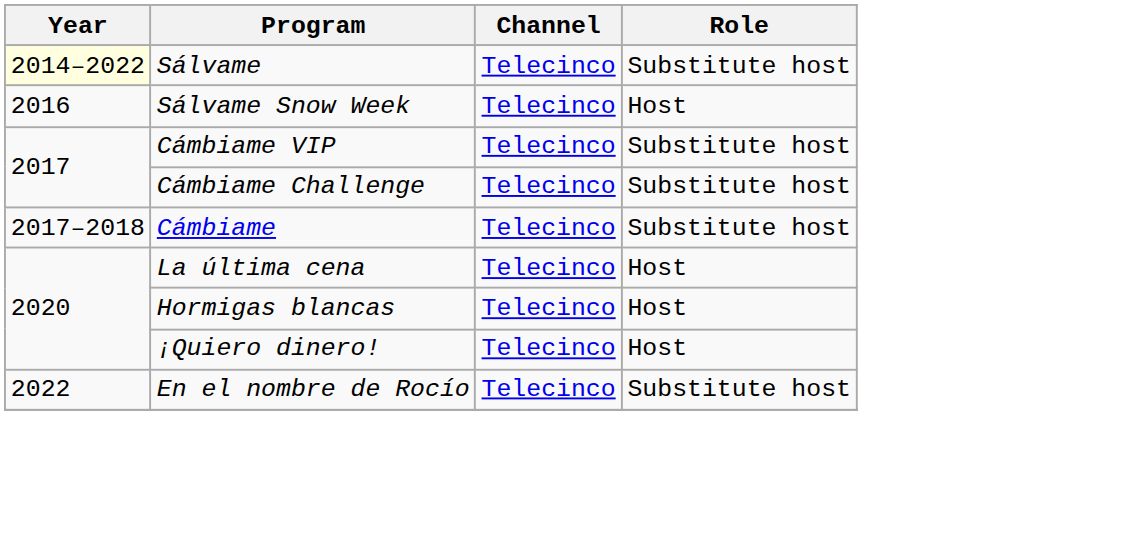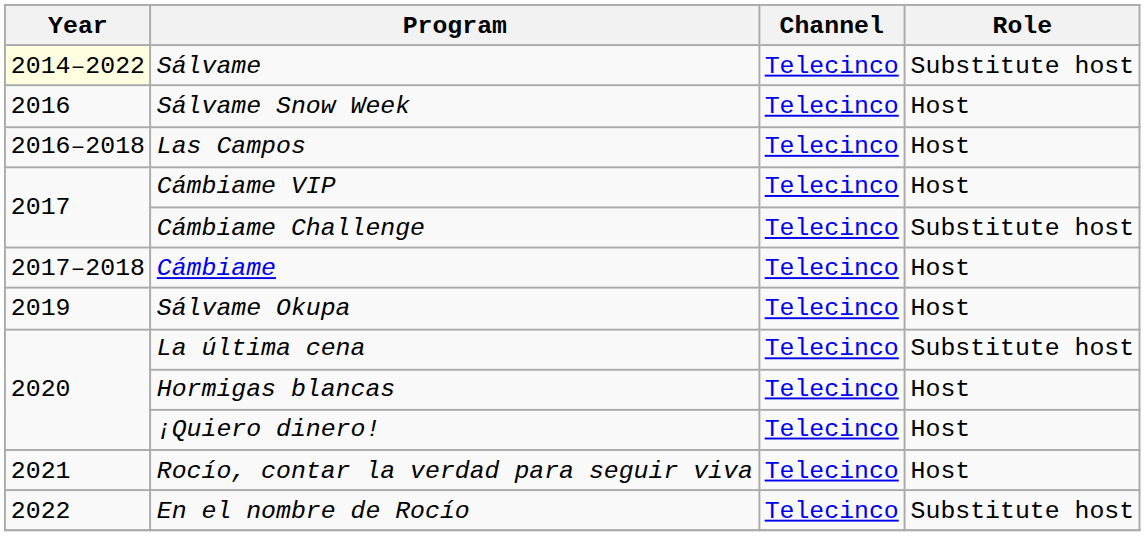+ row: (231, 147)
(739, 147) Substitute host -> (940, 187) Host
(739, 228) Substitute host -> (940, 268) Host
+ row: (254, 308)
(657, 268) Host -> (1022, 349) Substitute host
+ row: (455, 470)
